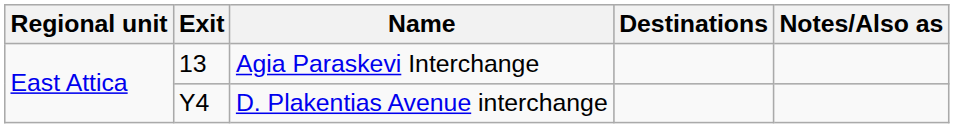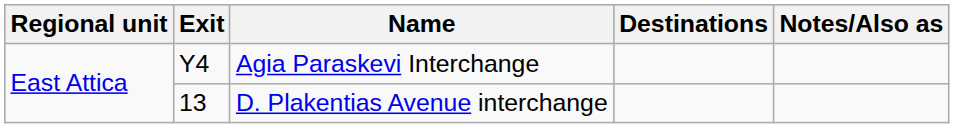(193, 63) 13 -> (194, 63) Y4
(194, 102) Y4 -> (193, 102) 13
